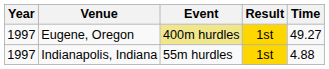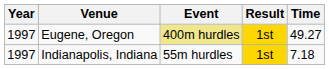(302, 54) 4.88 -> (302, 54) 7.18
